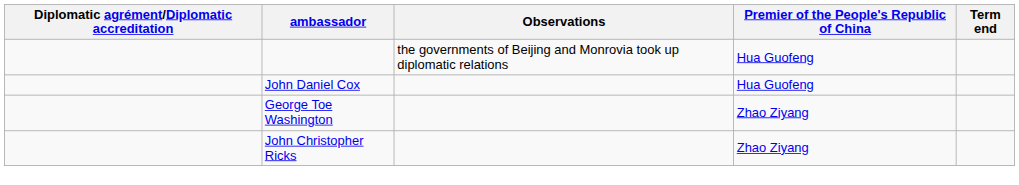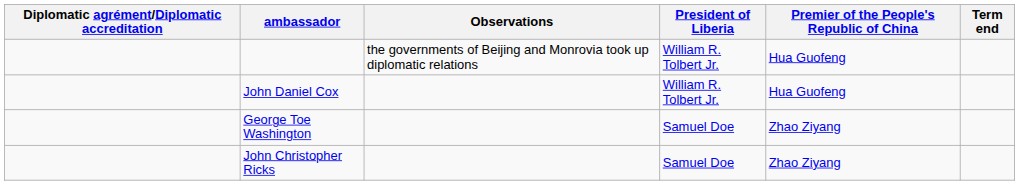+ column: (713, 22)
